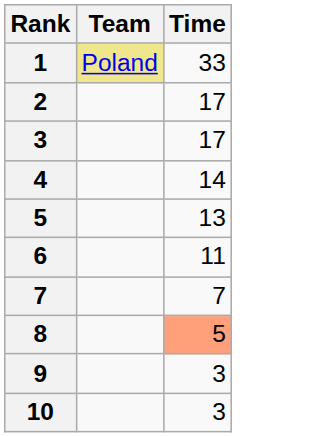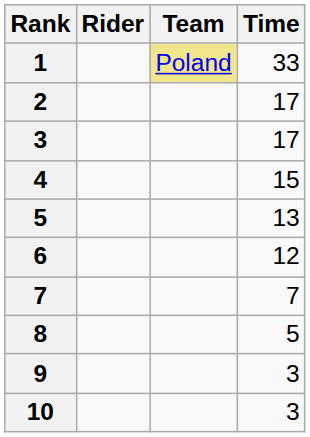+ column: (113, 23)
(212, 179) 14 -> (286, 179) 15
(213, 256) 11 -> (286, 256) 12
(219, 334) lightsalmon background -> (293, 334) no background
